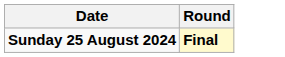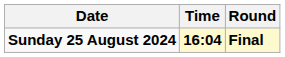+ column: (202, 16)
